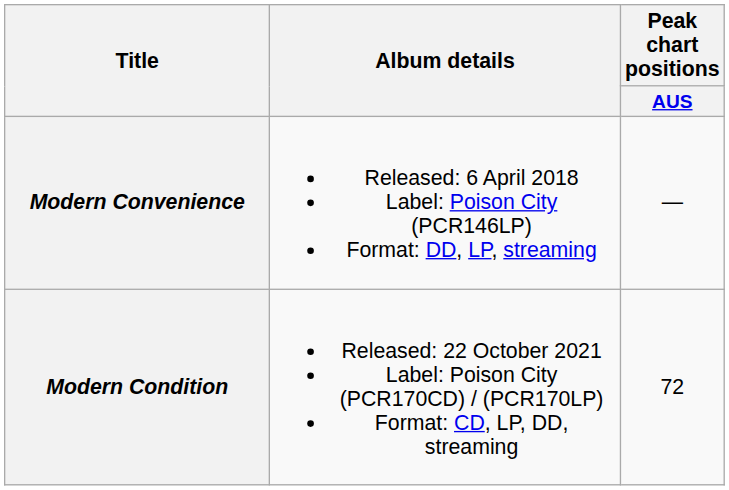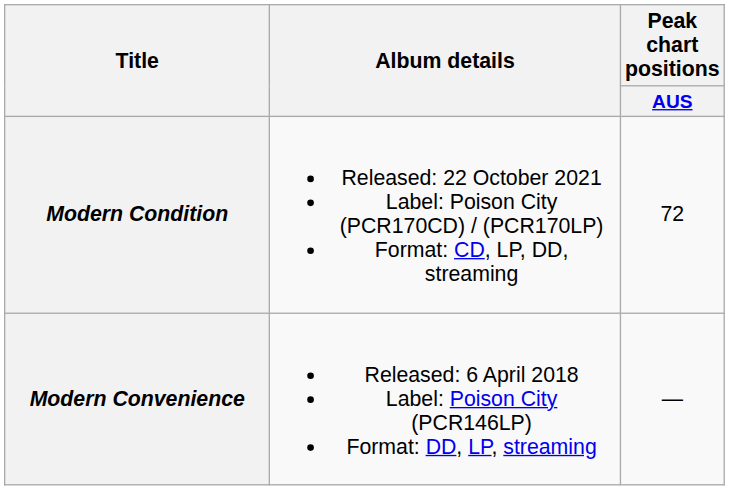rows swapped: (137, 202) <-> (137, 386)
